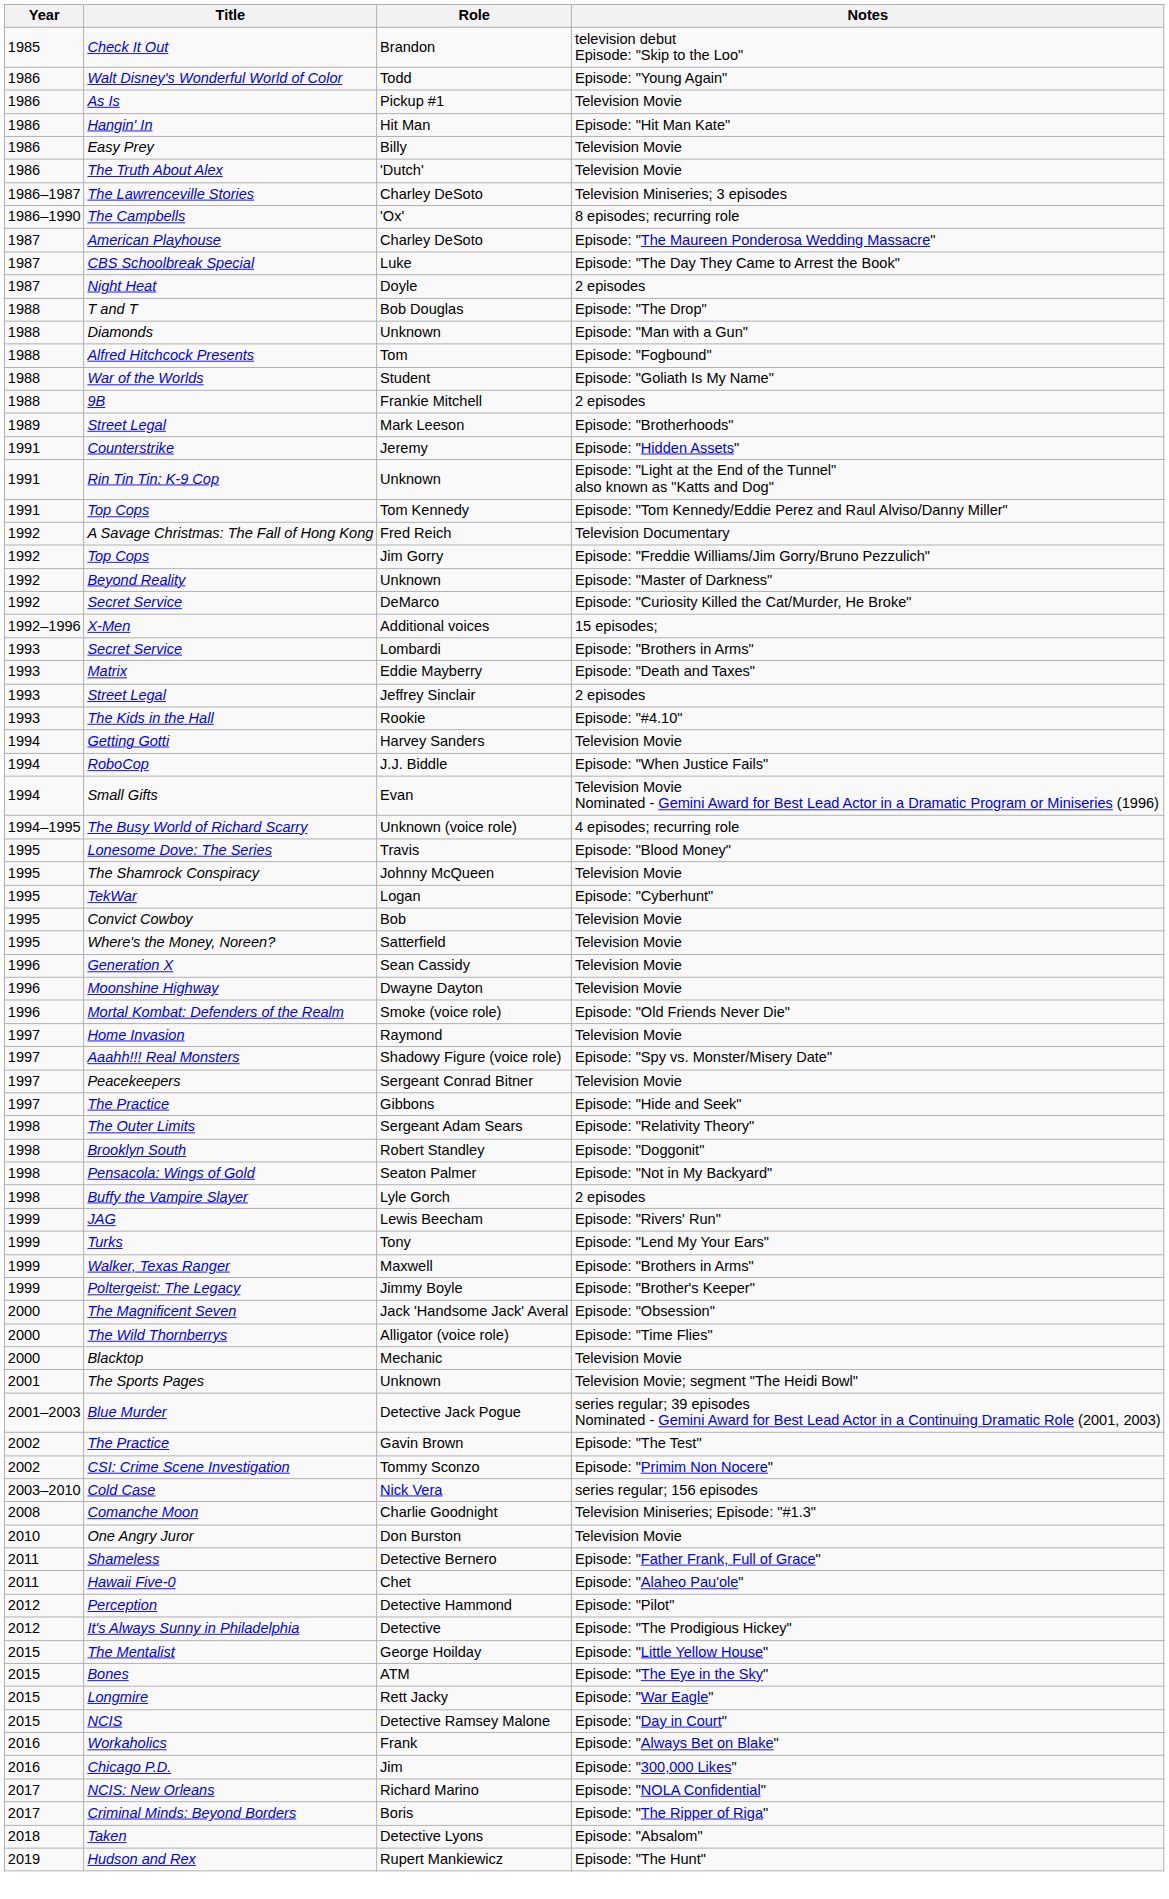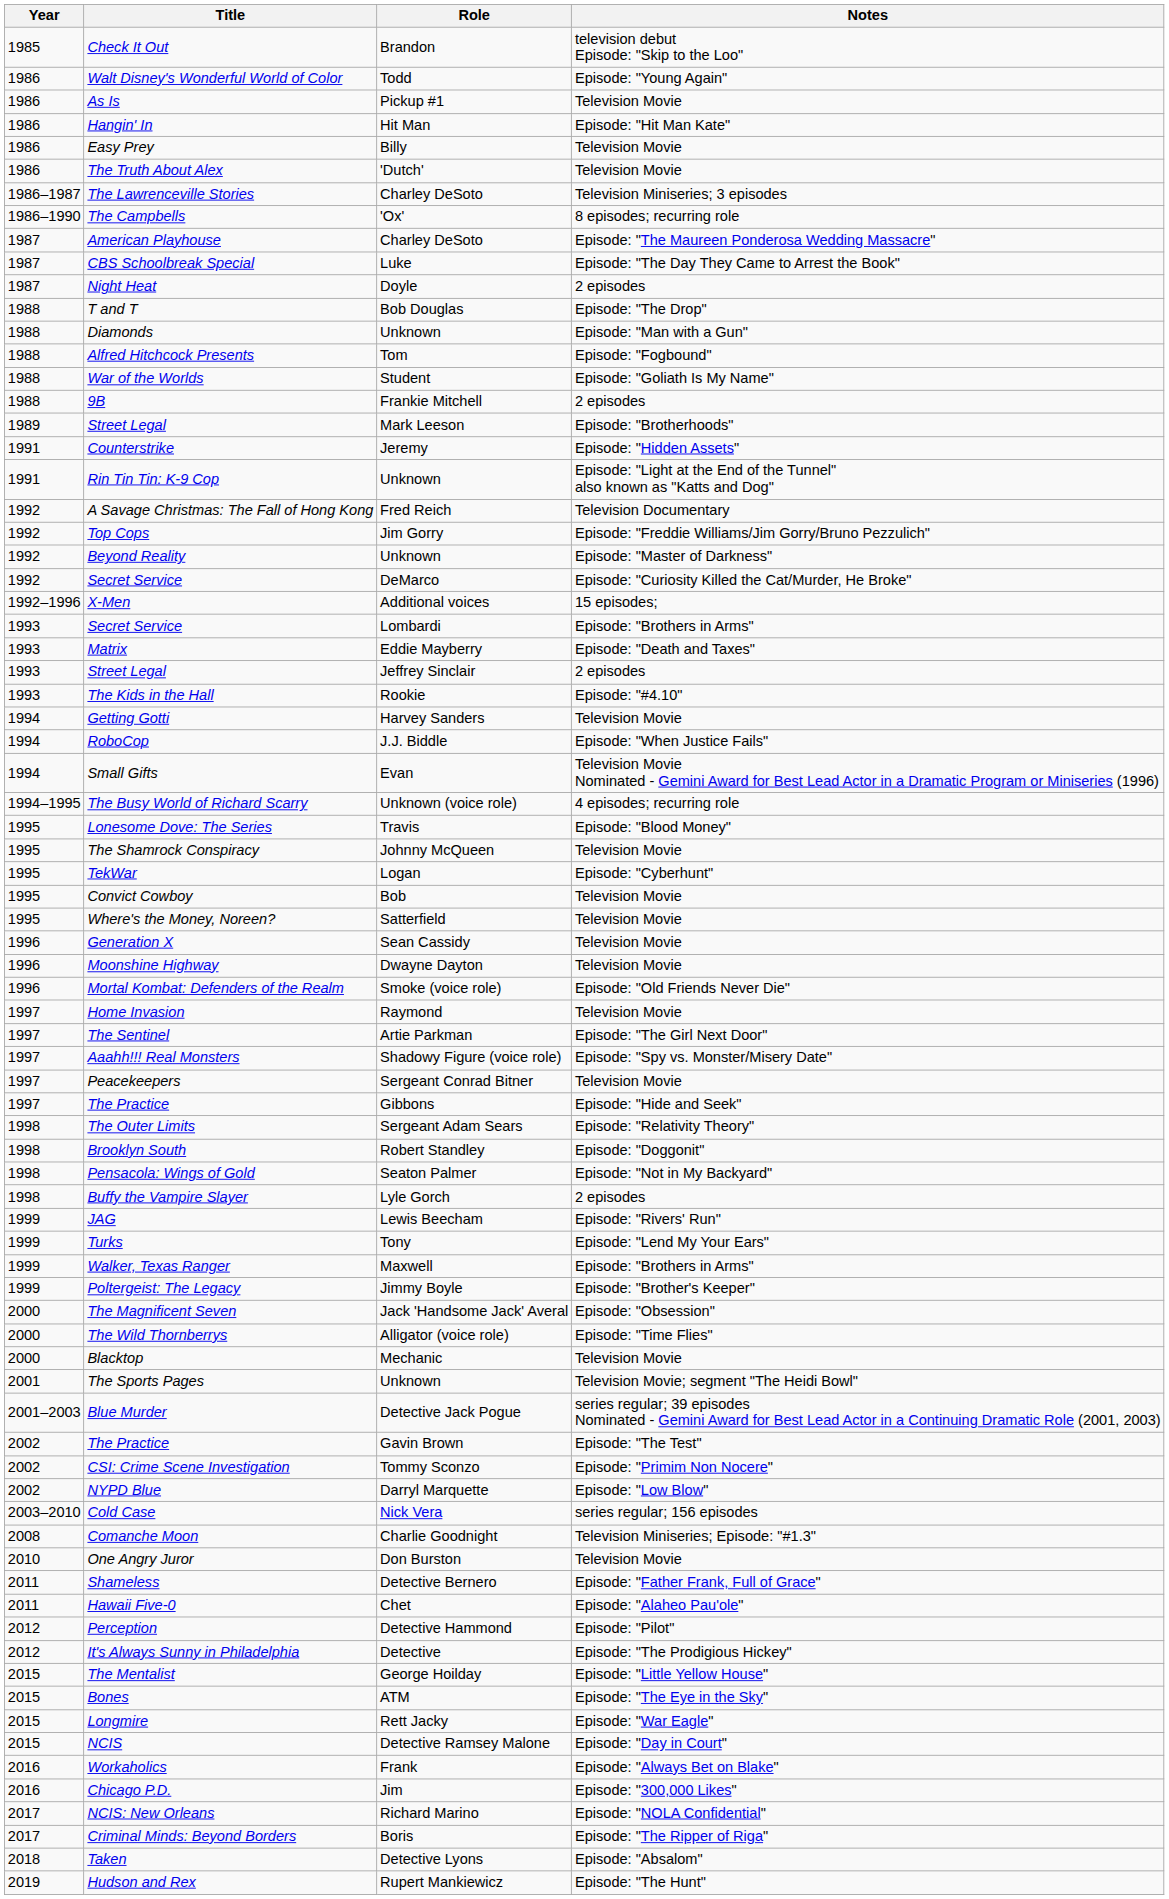- row: (118, 510)
+ row: (128, 1035)
+ row: (124, 1490)
